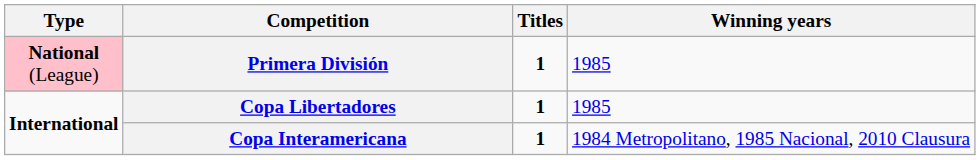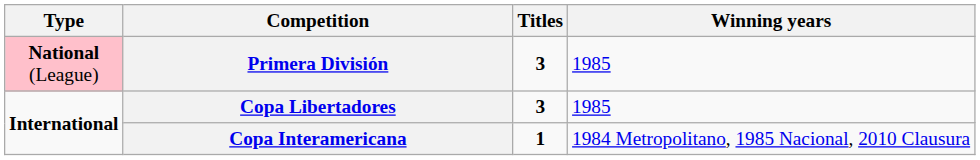(540, 63) 1 -> (540, 63) 3
(540, 107) 1 -> (540, 107) 3
